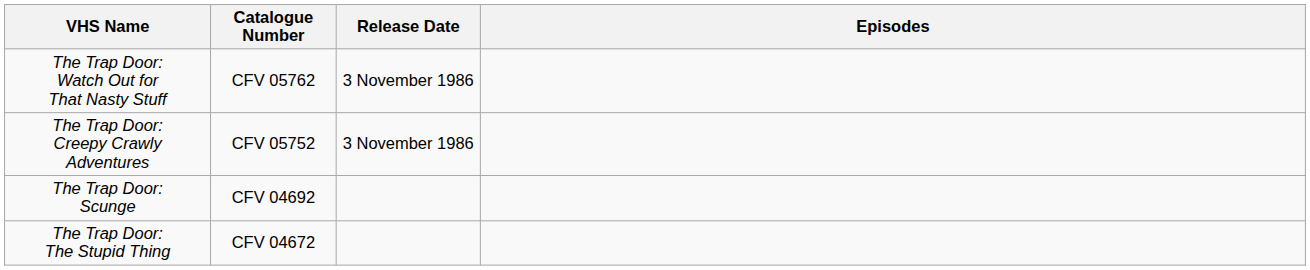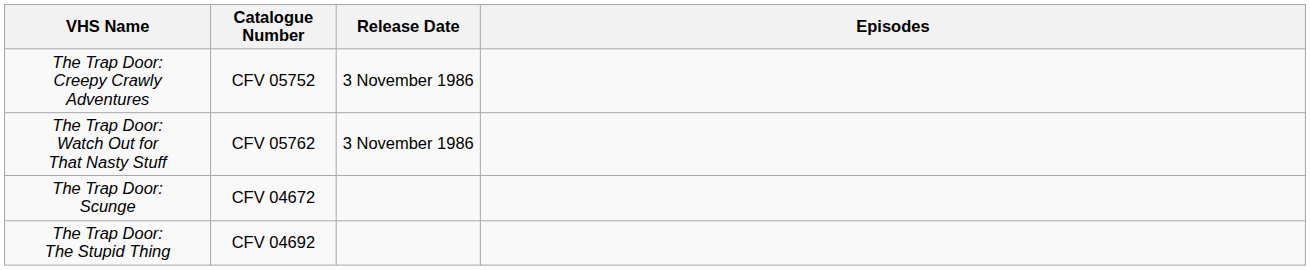rows swapped: (108, 144) <-> (108, 80)
(273, 197) CFV 04692 -> (273, 197) CFV 04672
(273, 242) CFV 04672 -> (273, 242) CFV 04692
